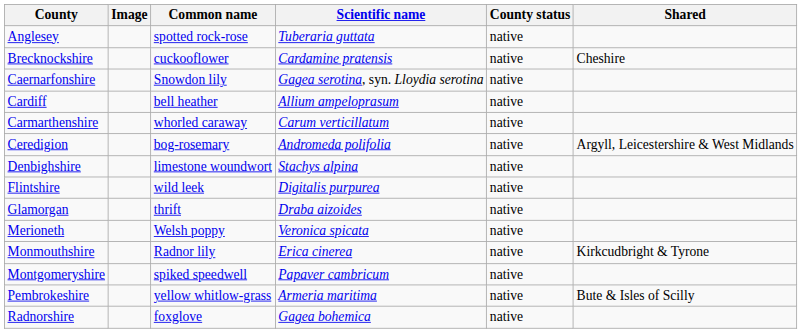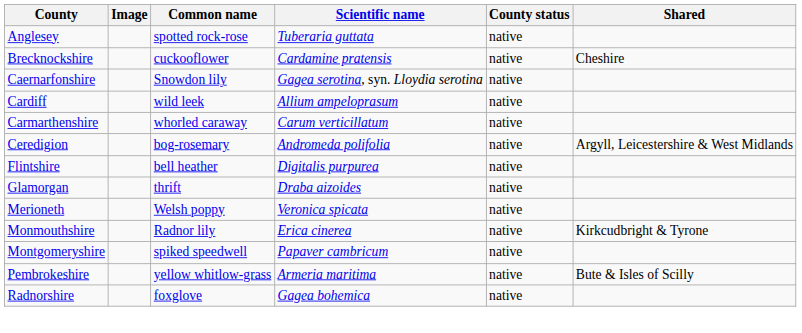(186, 101) bell heather -> (179, 101) wild leek
- row: (44, 166)
(179, 187) wild leek -> (186, 166) bell heather
